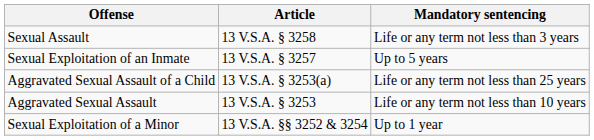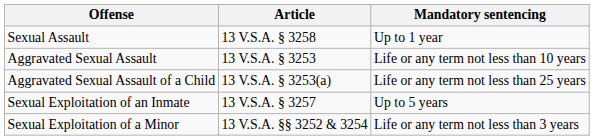(477, 37) Life or any term not less than 3 years -> (408, 37) Up to 1 year
rows swapped: (82, 102) <-> (99, 59)
(408, 124) Up to 1 year -> (477, 124) Life or any term not less than 3 years
